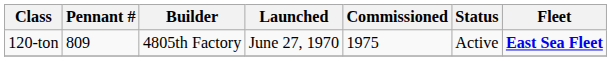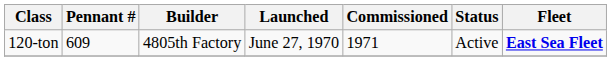(78, 42) 809 -> (78, 42) 609
(363, 42) 1975 -> (363, 42) 1971
